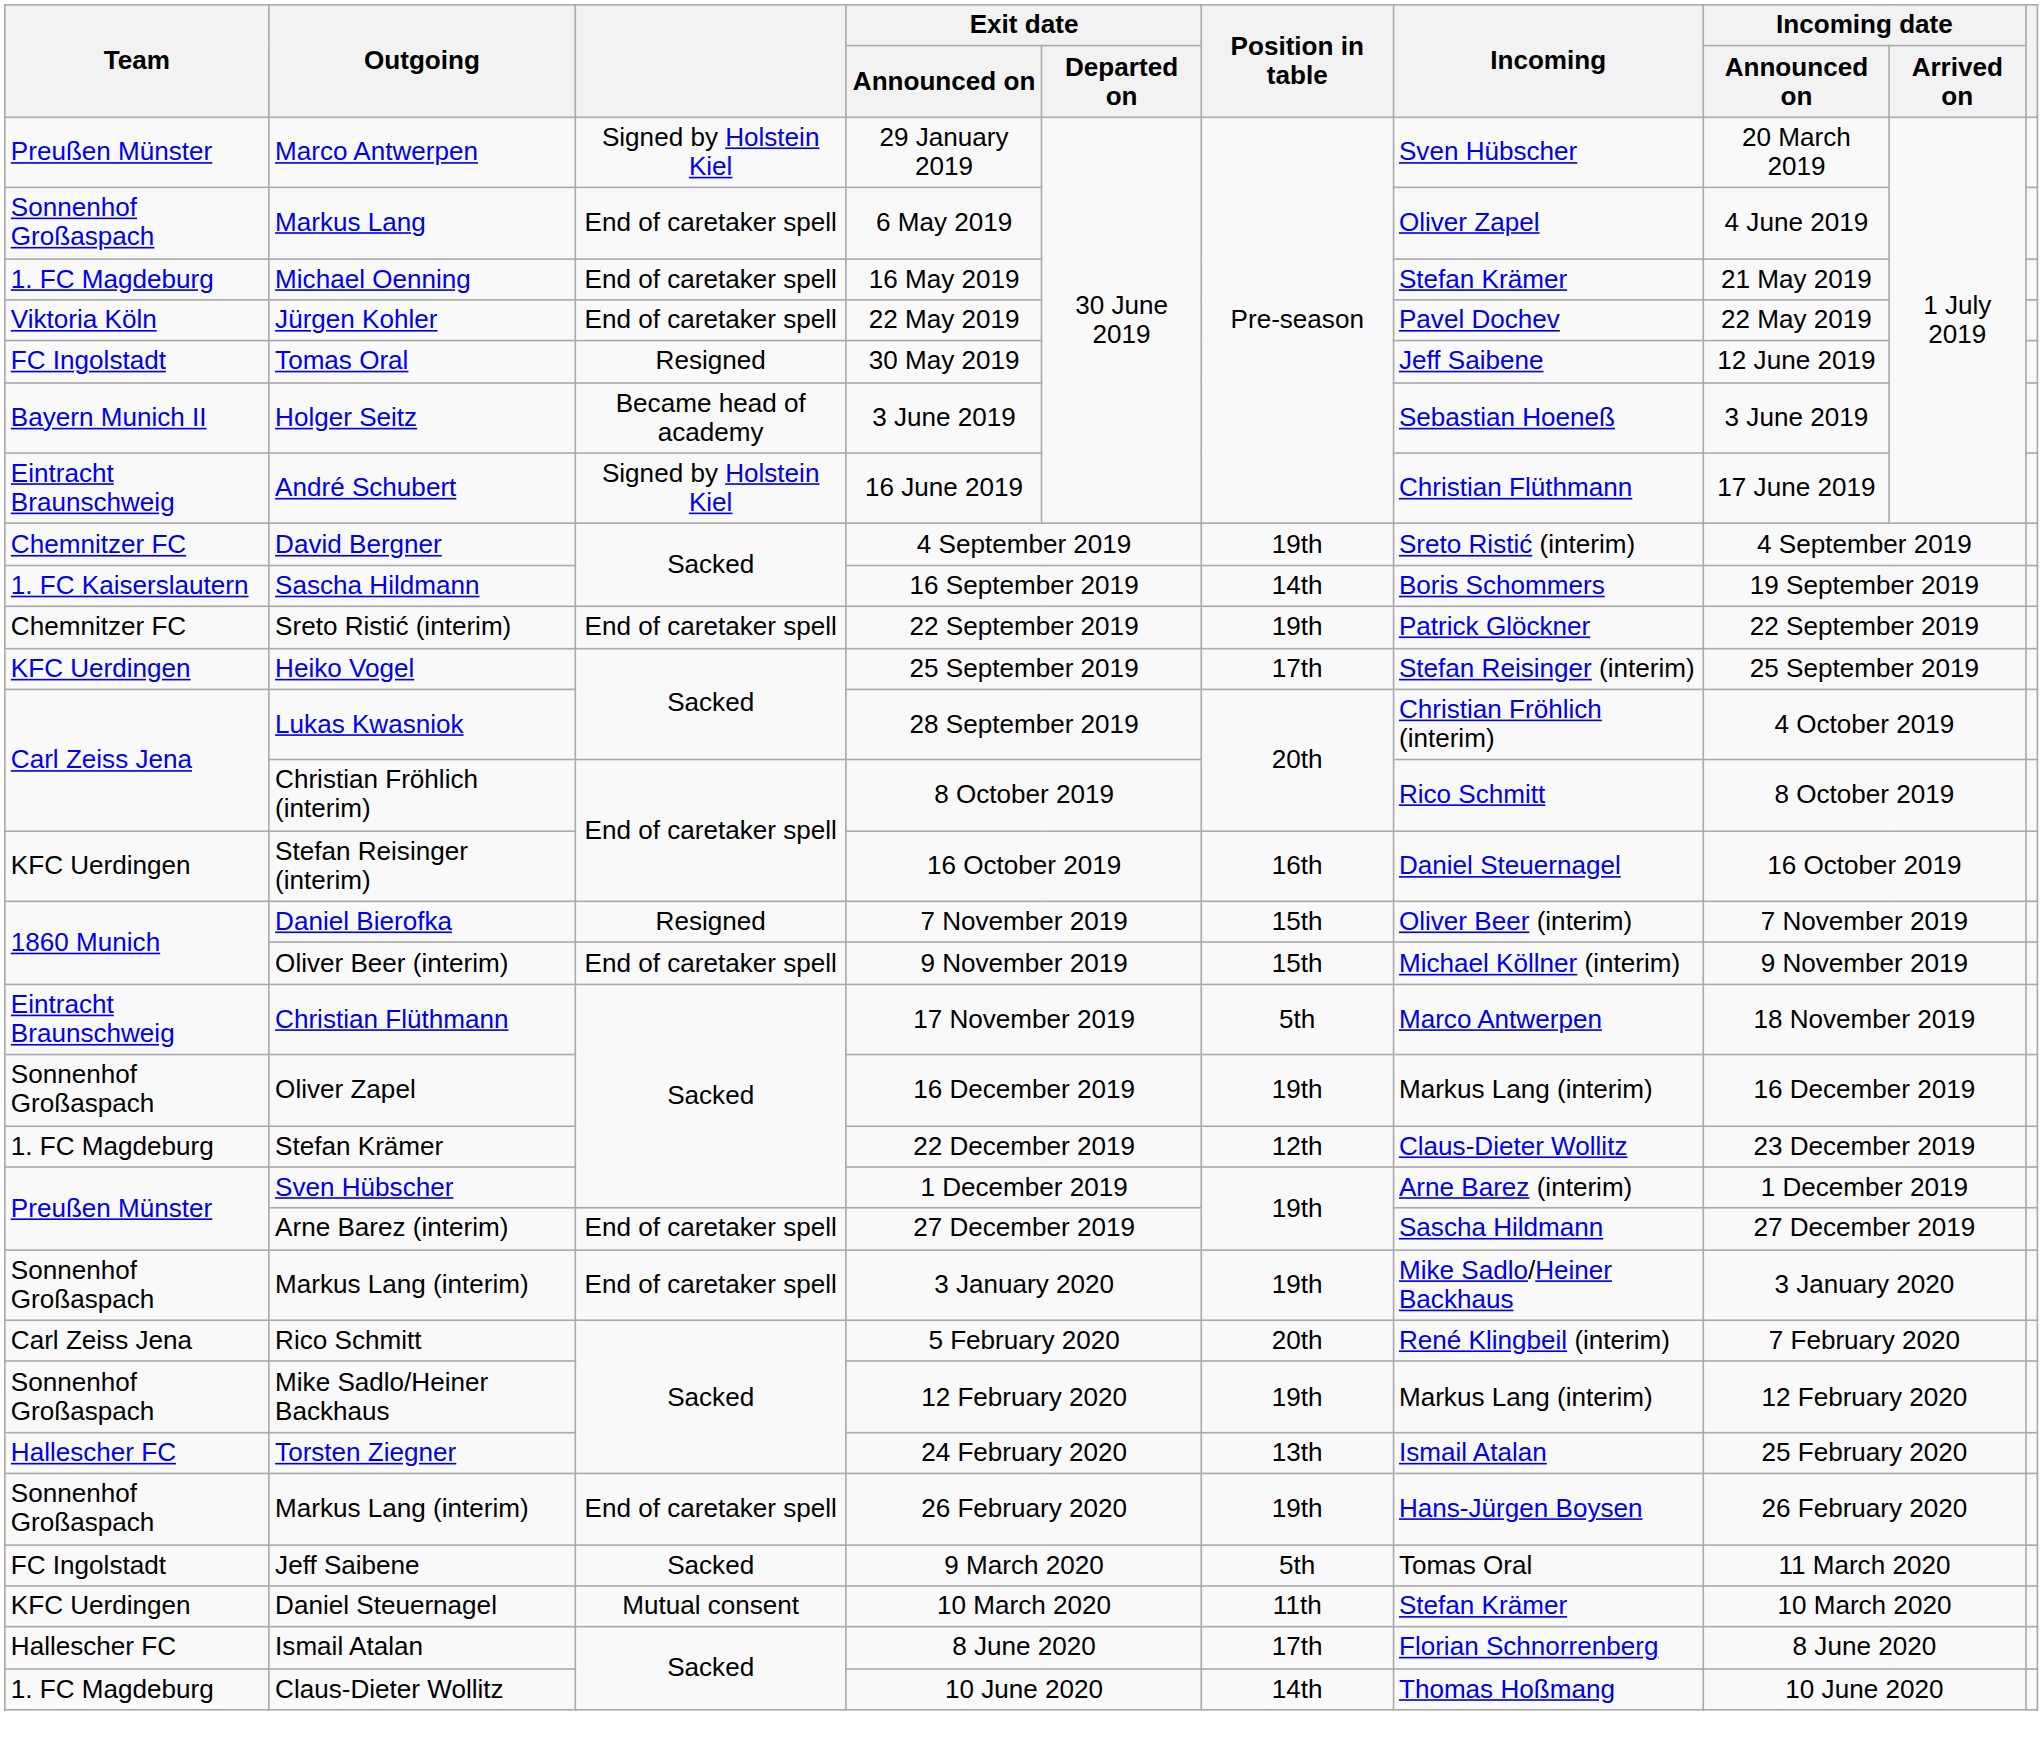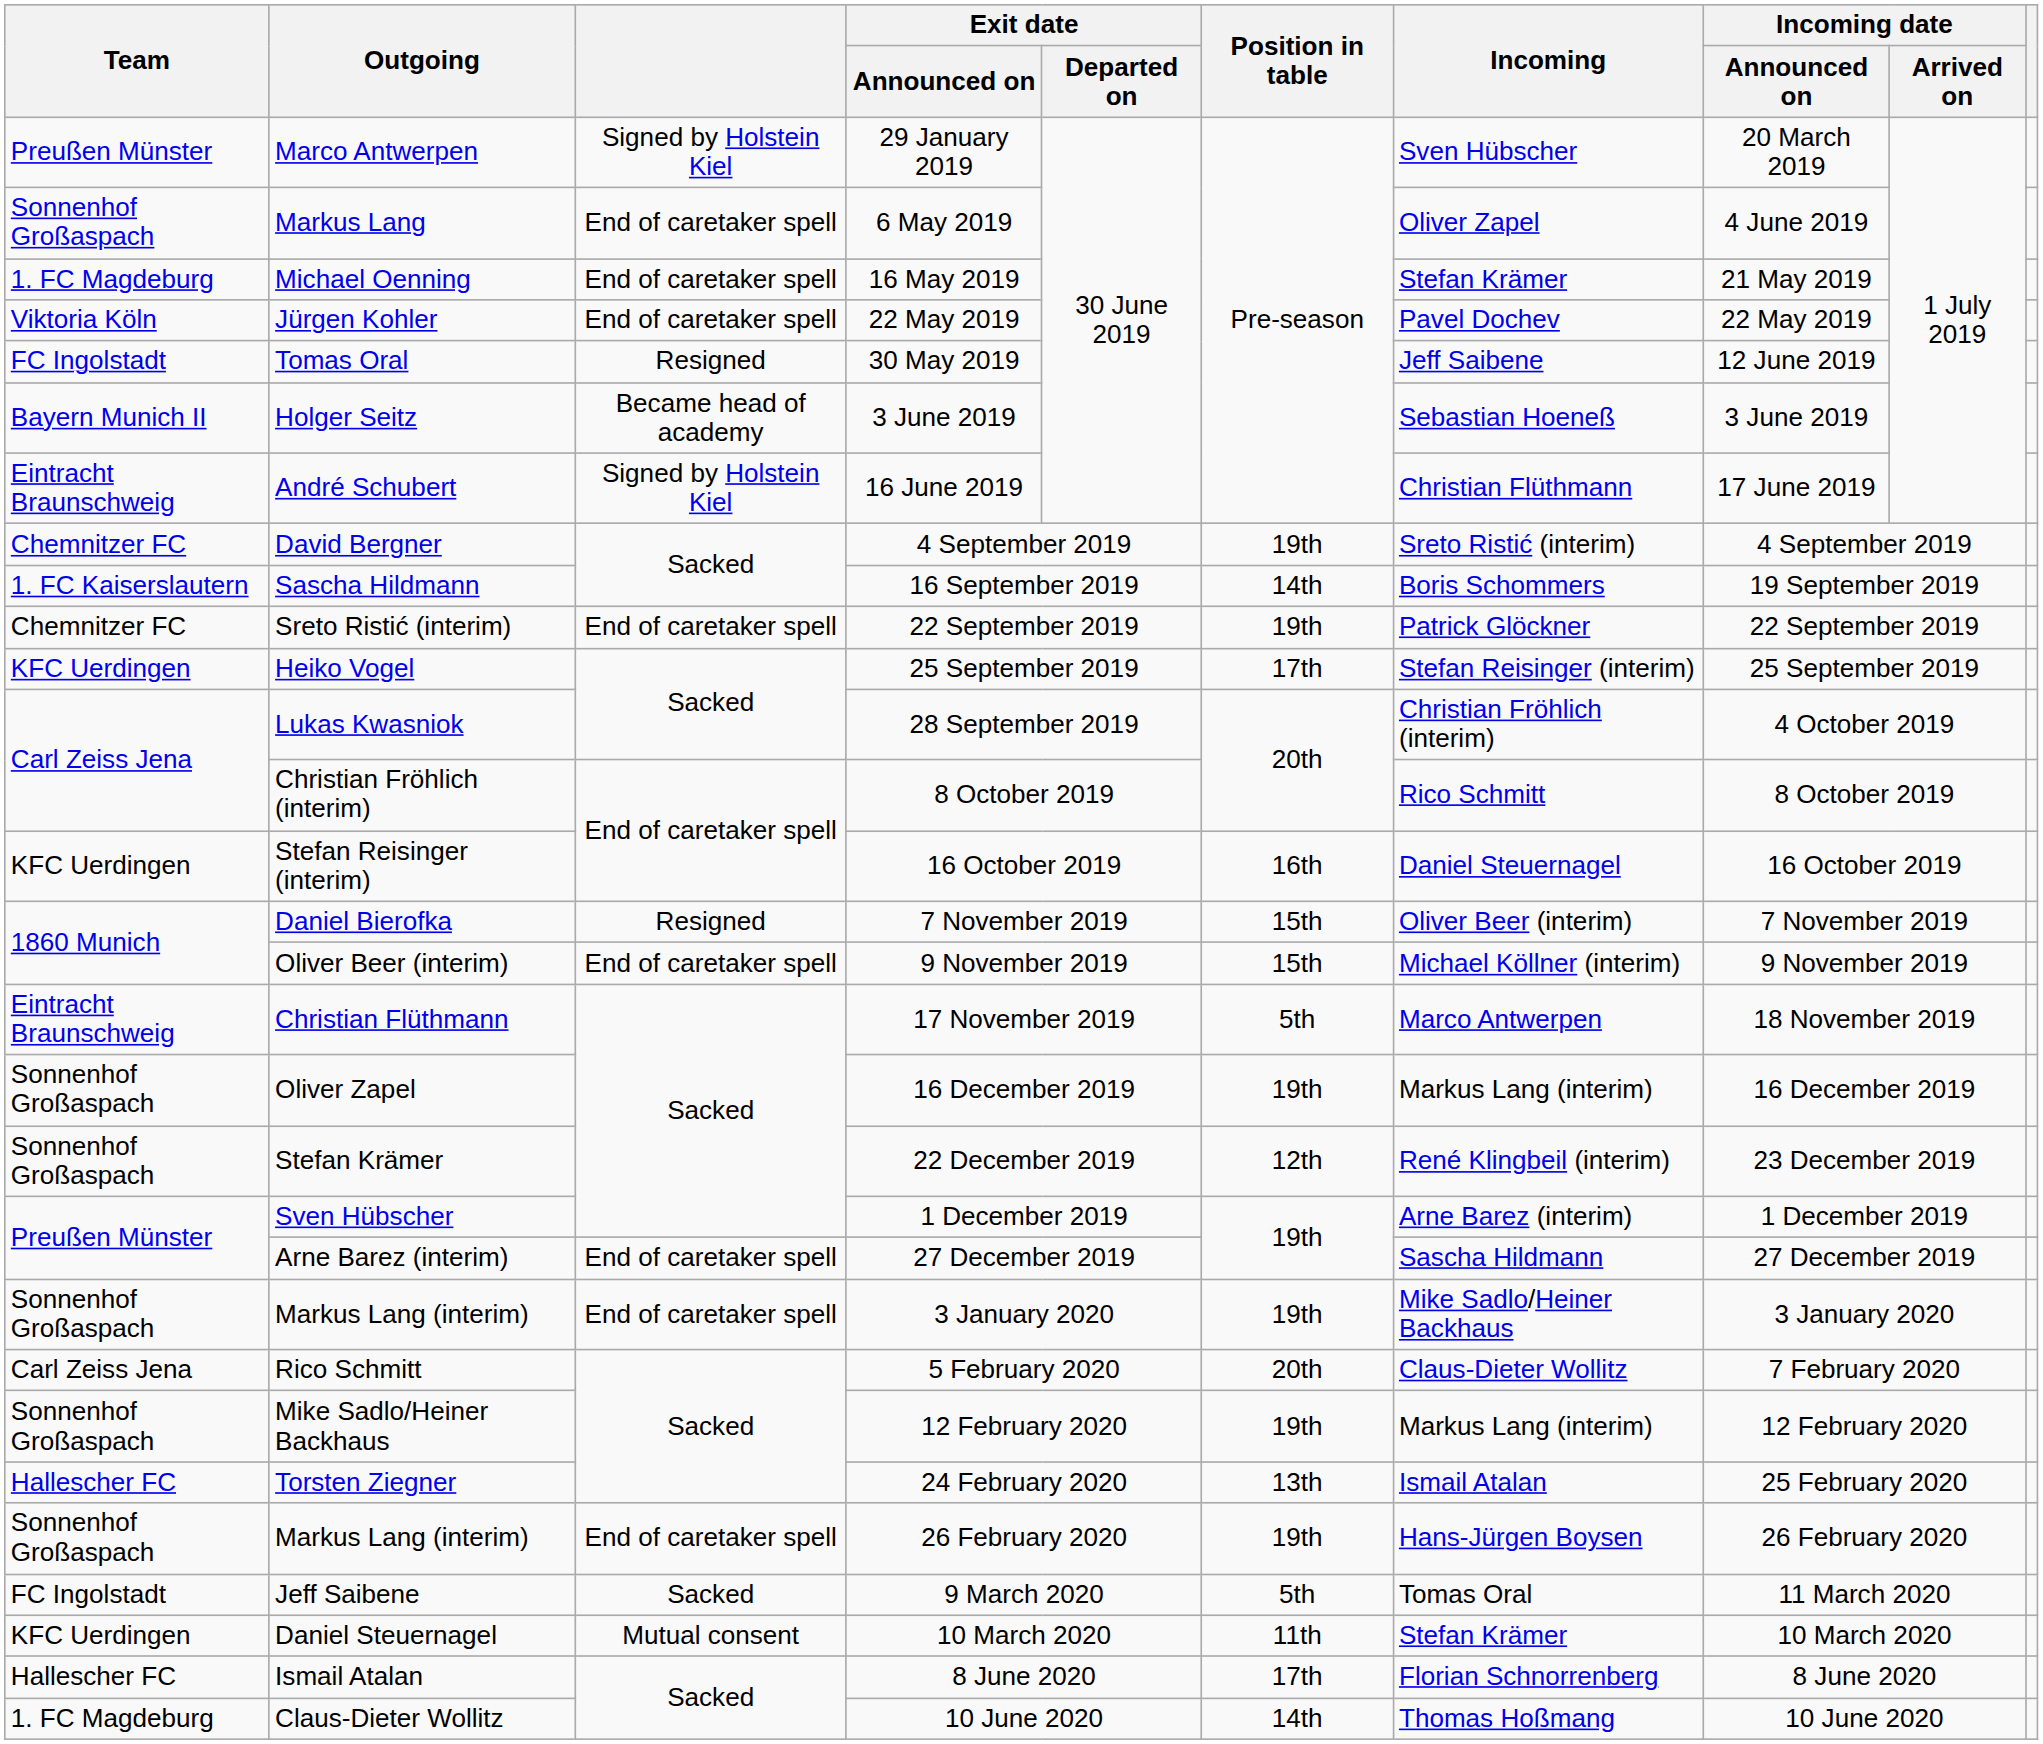(112, 1145) 1. FC Magdeburg -> (83, 1160) Sonnenhof Großaspach
(1513, 1145) Claus-Dieter Wollitz -> (1534, 1160) René Klingbeil (interim)
(1534, 1340) René Klingbeil (interim) -> (1513, 1369) Claus-Dieter Wollitz
